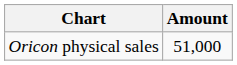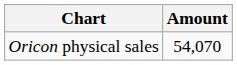(197, 45) 51,000 -> (197, 45) 54,070
